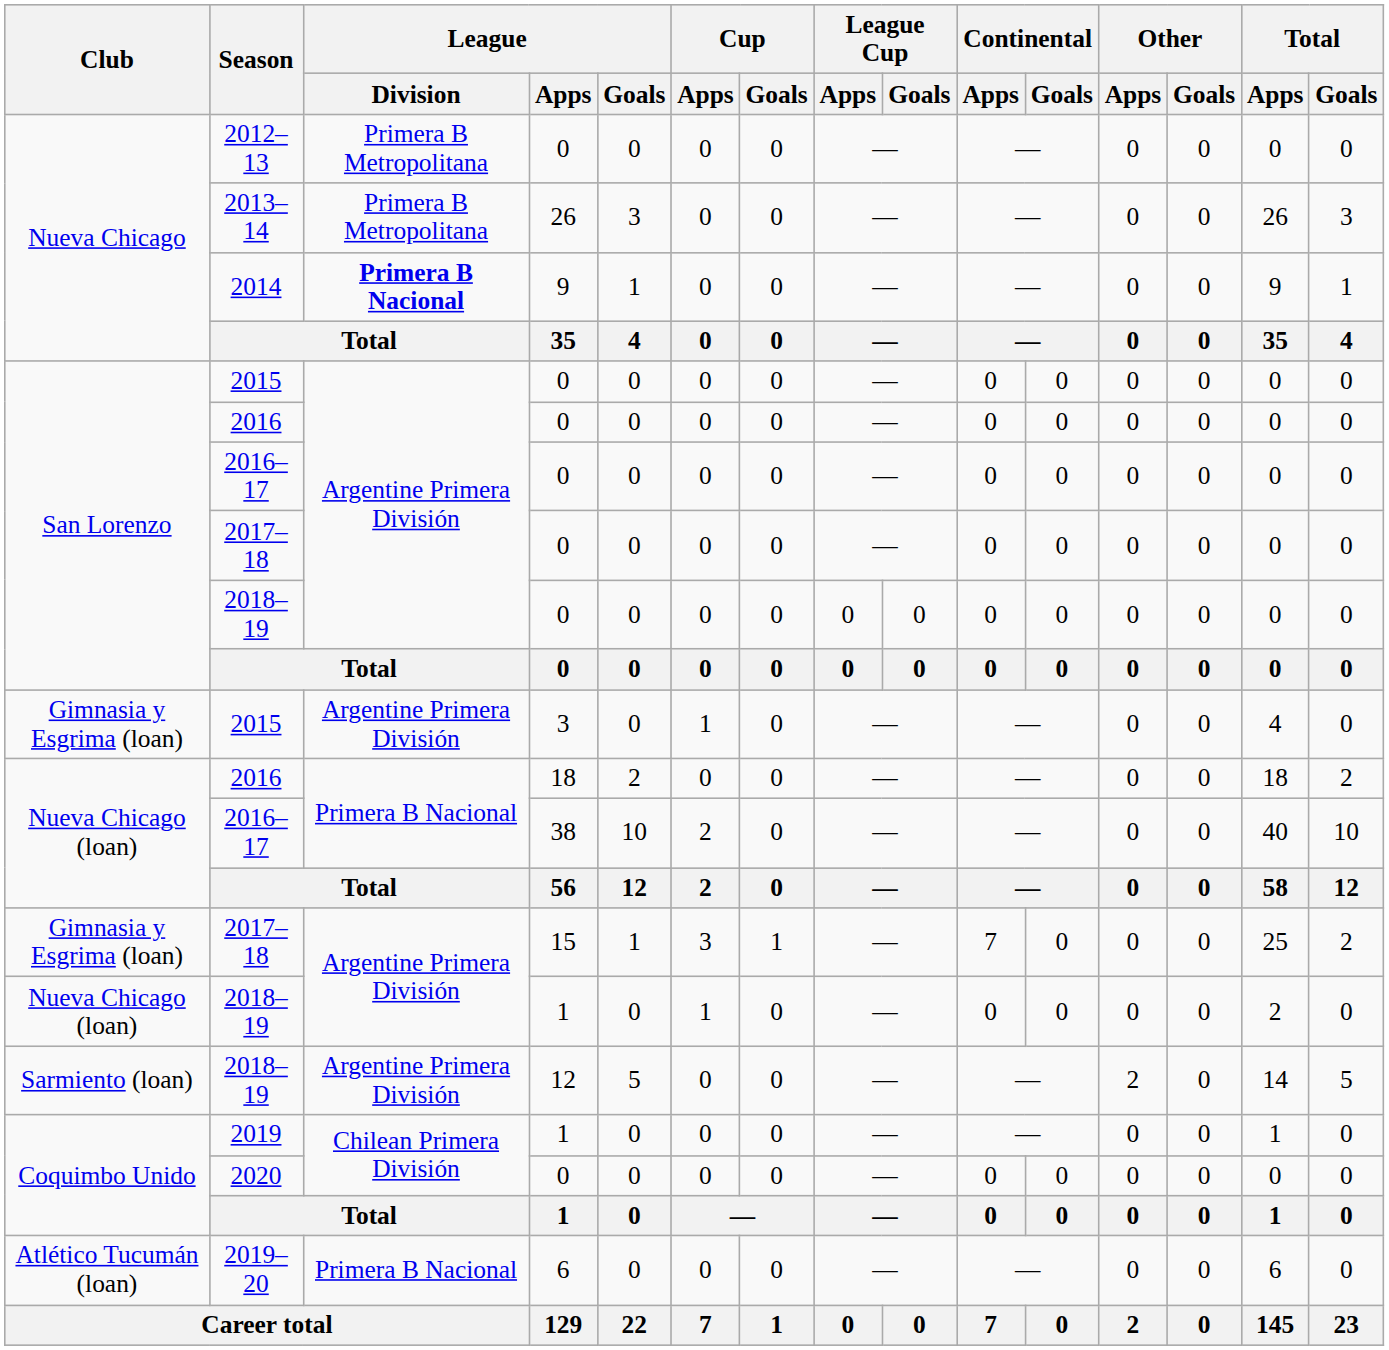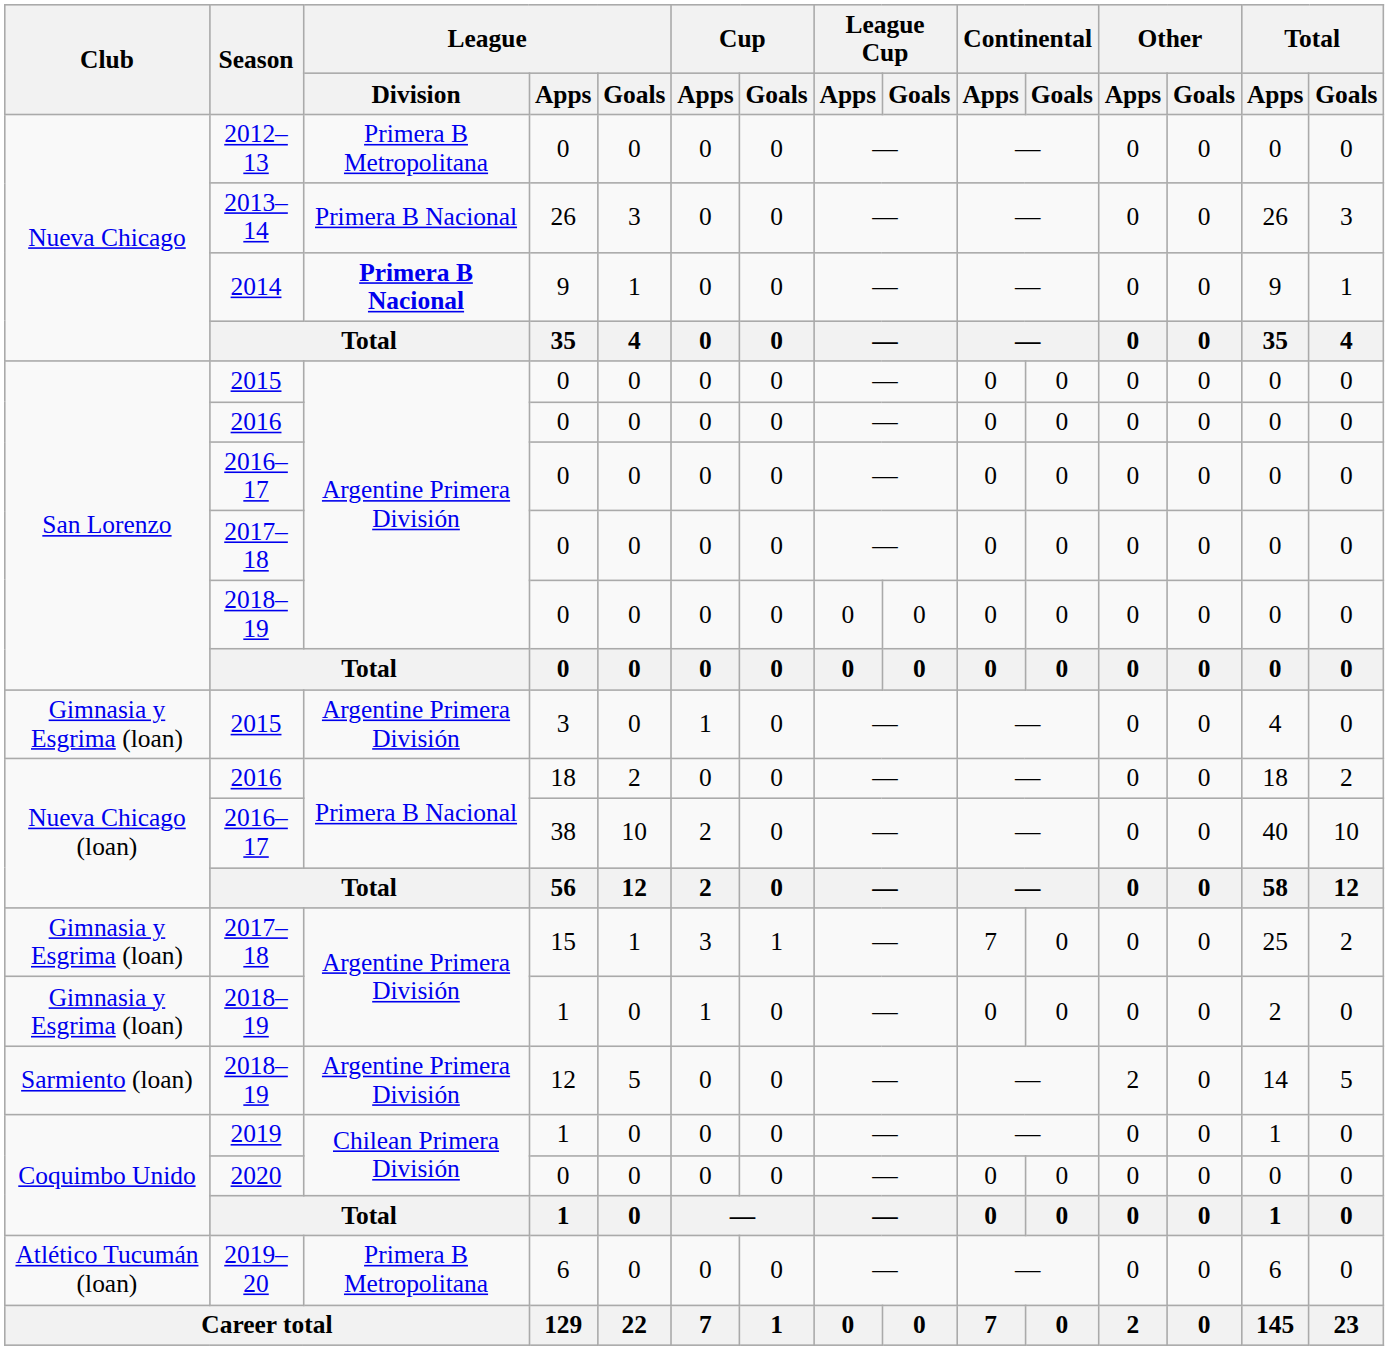(416, 217) Primera B Metropolitana -> (416, 217) Primera B Nacional
(107, 1011) Nueva Chicago (loan) -> (107, 1011) Gimnasia y Esgrima (loan)
(416, 1270) Primera B Nacional -> (416, 1270) Primera B Metropolitana
